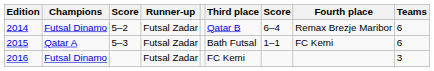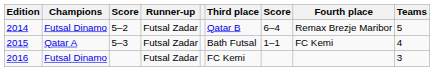(399, 27) 6 -> (399, 27) 5
(399, 43) 6 -> (399, 43) 4
